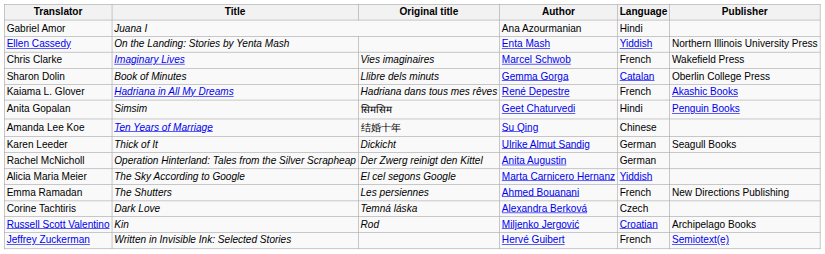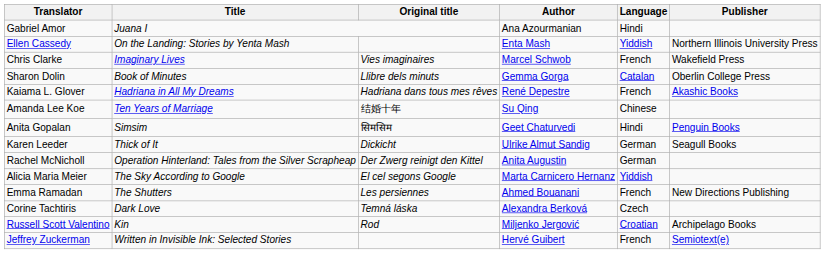rows swapped: (39, 109) <-> (46, 127)
